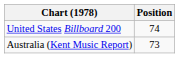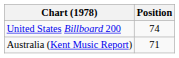(154, 45) 73 -> (154, 45) 71
